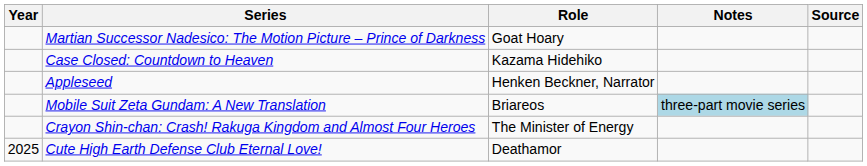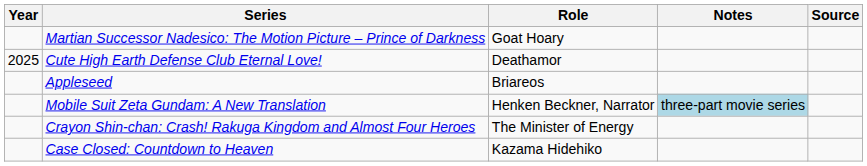rows swapped: (159, 60) <-> (184, 149)
(573, 82) Henken Beckner, Narrator -> (518, 82) Briareos
(518, 104) Briareos -> (573, 104) Henken Beckner, Narrator
